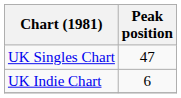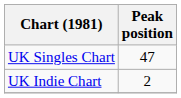(147, 81) 6 -> (147, 81) 2
